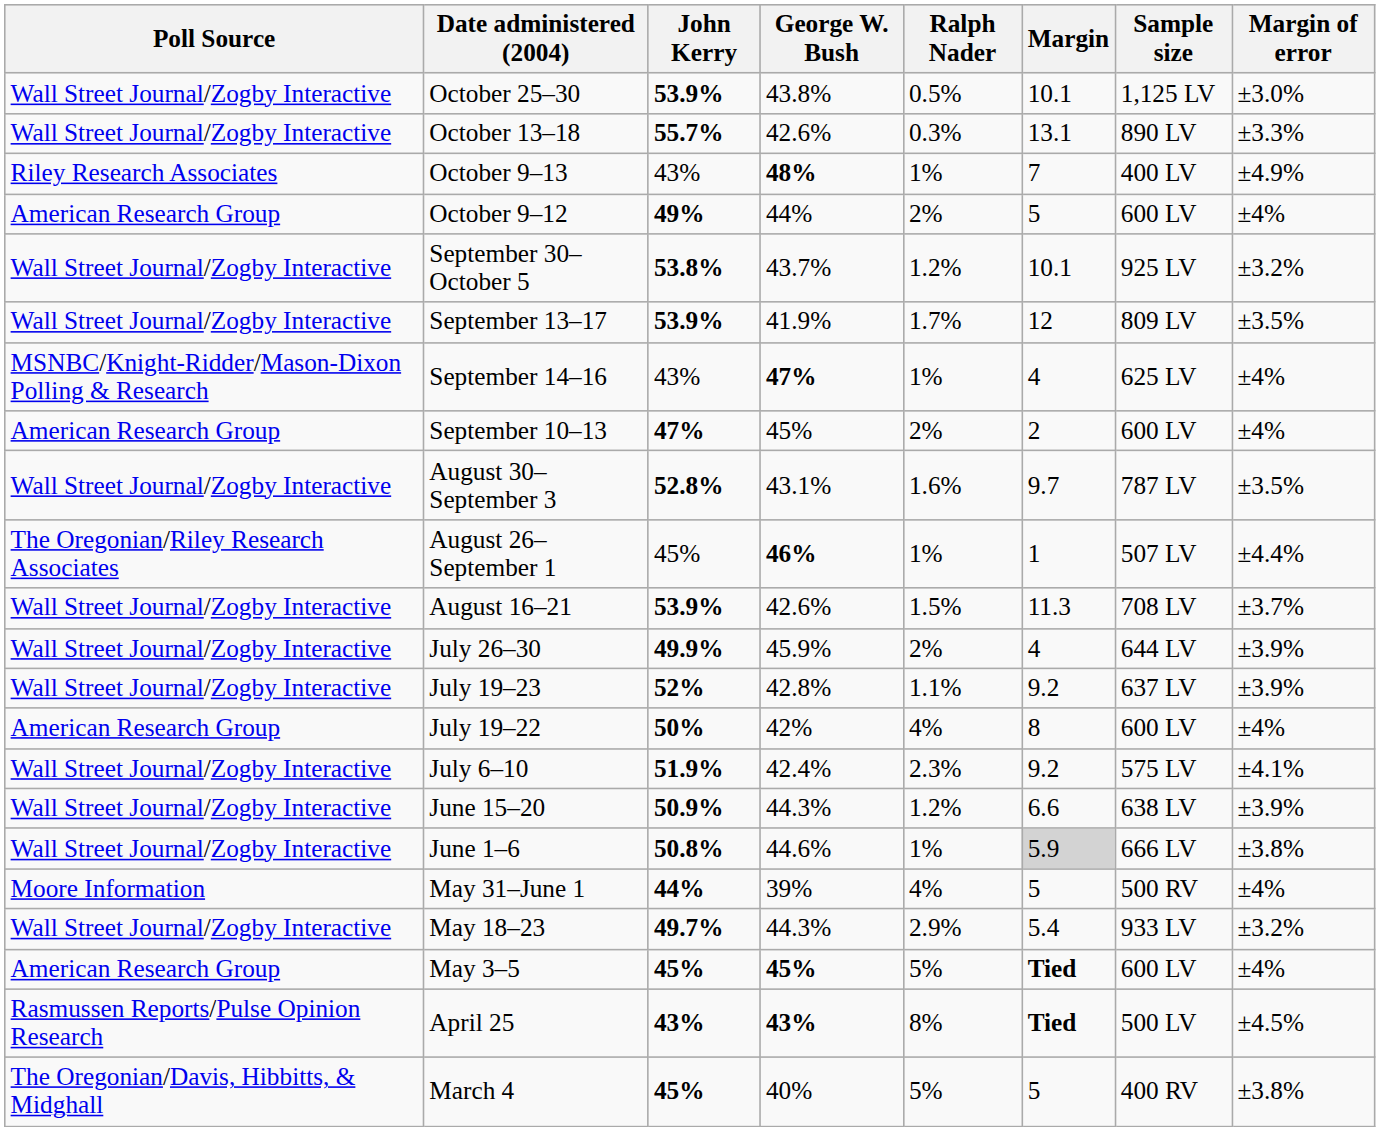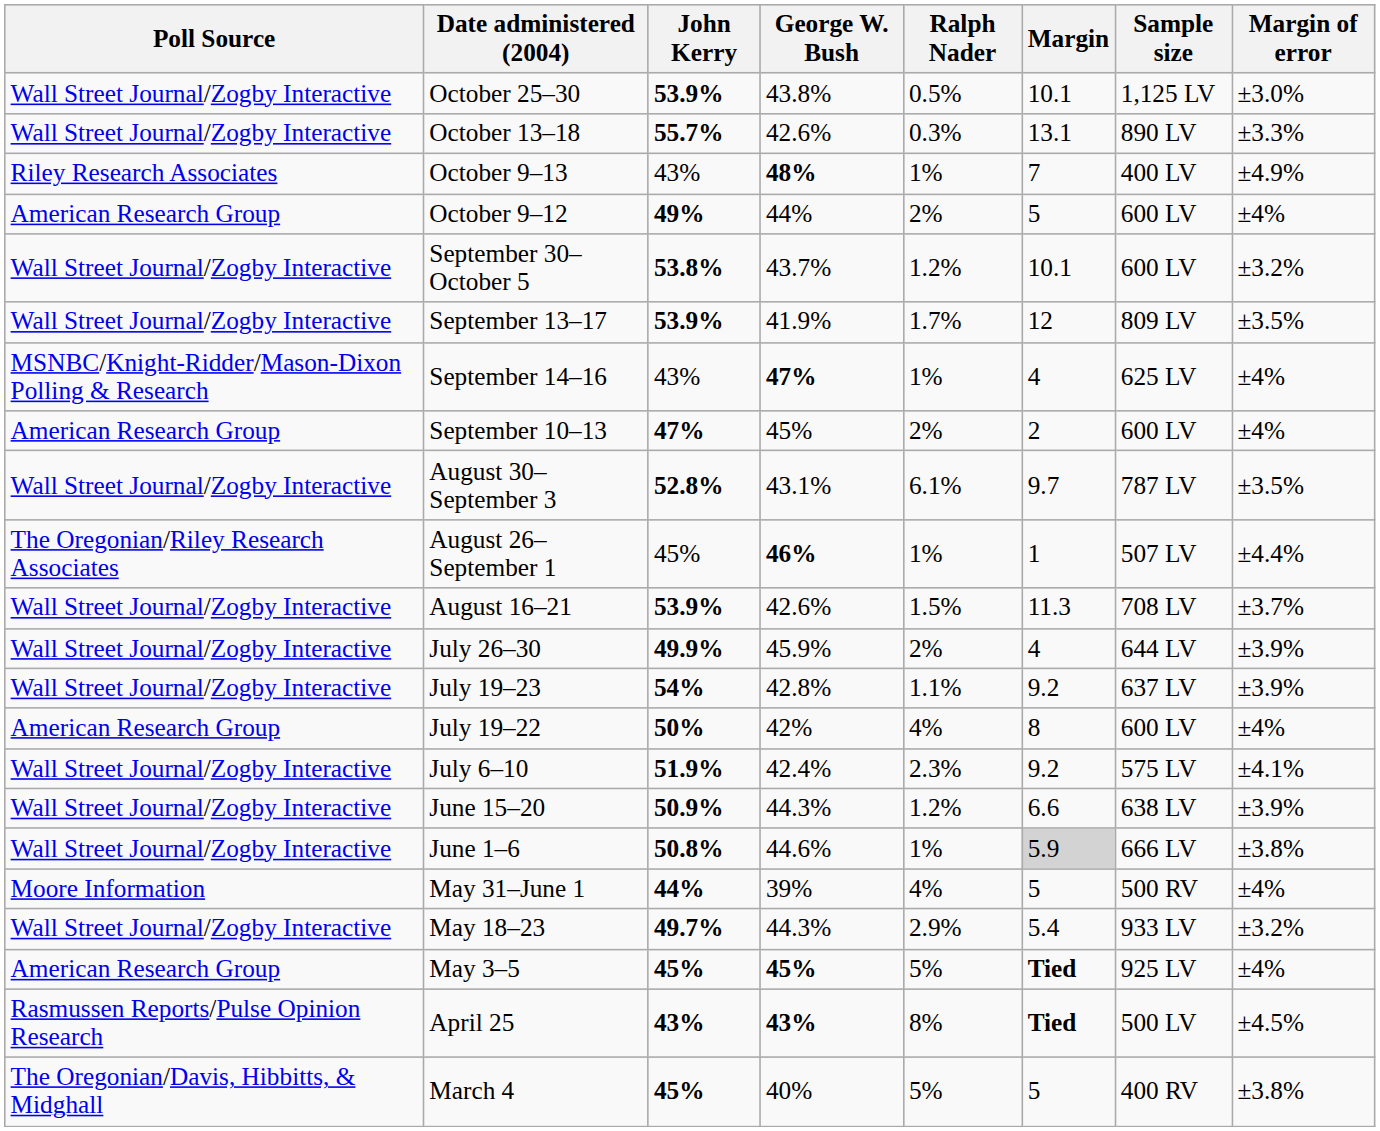(1159, 267) 925 LV -> (1159, 267) 600 LV
(935, 484) 1.6% -> (935, 484) 6.1%
(679, 687) 52% -> (679, 687) 54%
(1159, 968) 600 LV -> (1159, 968) 925 LV
